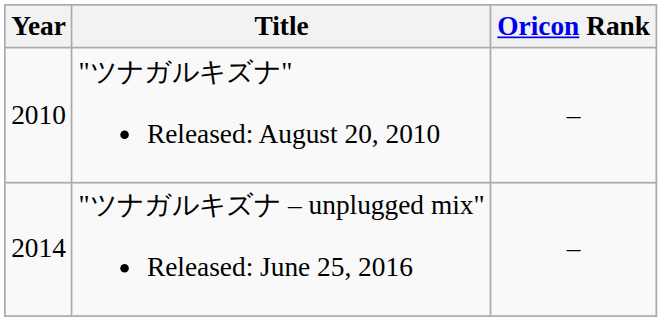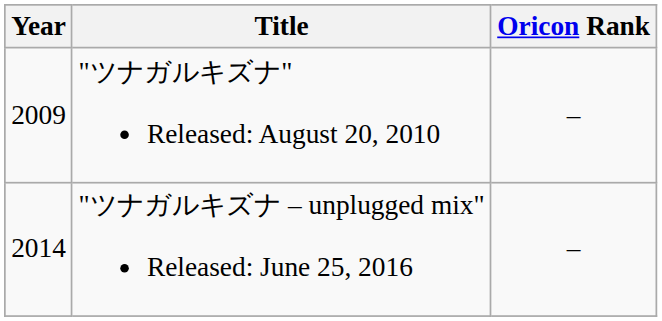(39, 114) 2010 -> (39, 114) 2009
